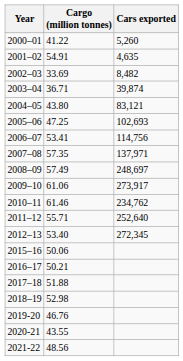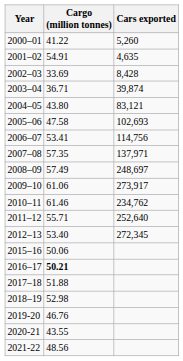(127, 73) 8,482 -> (127, 73) 8,428
(57, 121) 47.25 -> (57, 121) 47.58
(57, 267) normal -> (57, 267) bold
